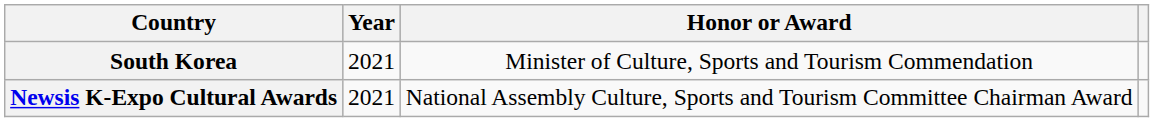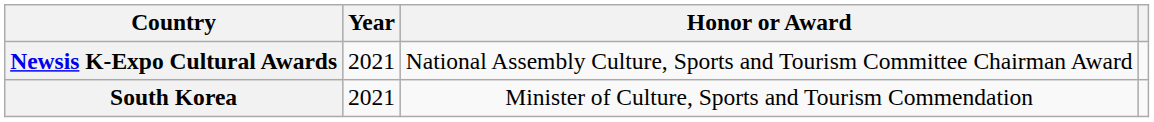rows swapped: (174, 60) <-> (174, 97)
